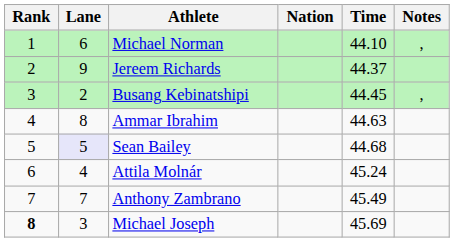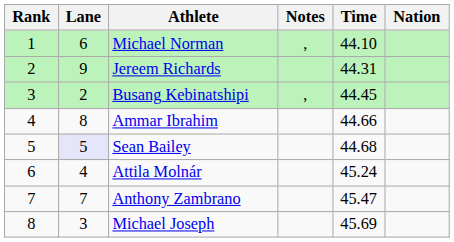columns swapped: (310, 17) <-> (422, 17)
(368, 69) 44.37 -> (359, 69) 44.31
(368, 120) 44.63 -> (359, 120) 44.66
(368, 198) 45.49 -> (359, 198) 45.47
(31, 224) bold -> (31, 224) normal
